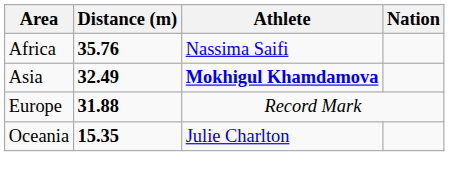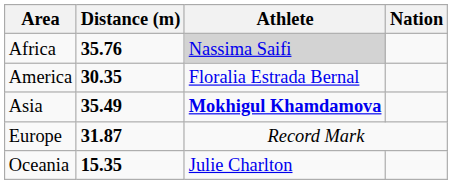(237, 48) no background -> (240, 48) lightgrey background
+ row: (40, 77)
(98, 77) 32.49 -> (101, 106) 35.49
(98, 106) 31.88 -> (101, 135) 31.87
